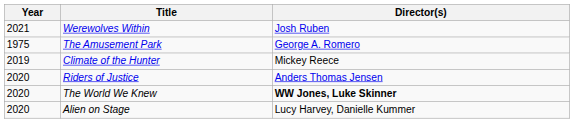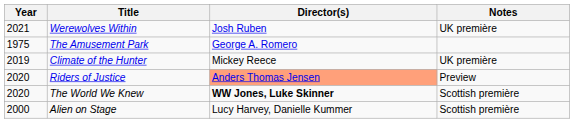+ column: (503, 12)
(329, 77) no background -> (266, 77) lightsalmon background
(18, 110) 2020 -> (18, 110) 2000
